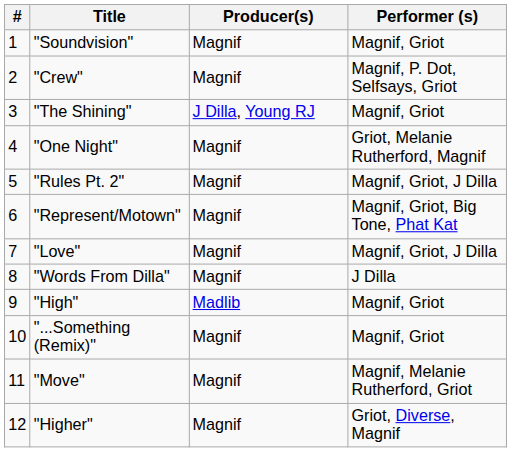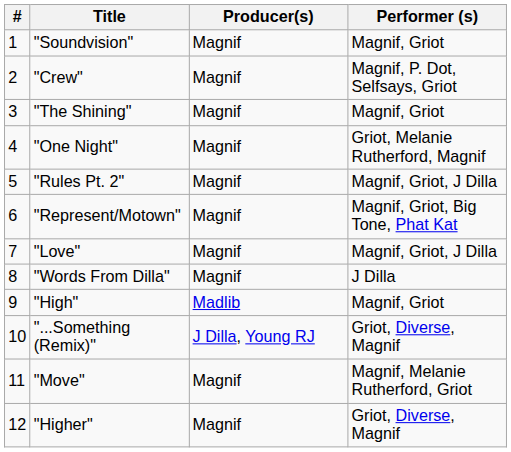(254, 112) J Dilla, Young RJ -> (217, 112) Magnif
(217, 337) Magnif -> (254, 337) J Dilla, Young RJ
(398, 337) Magnif, Griot -> (403, 337) Griot, Diverse, Magnif
